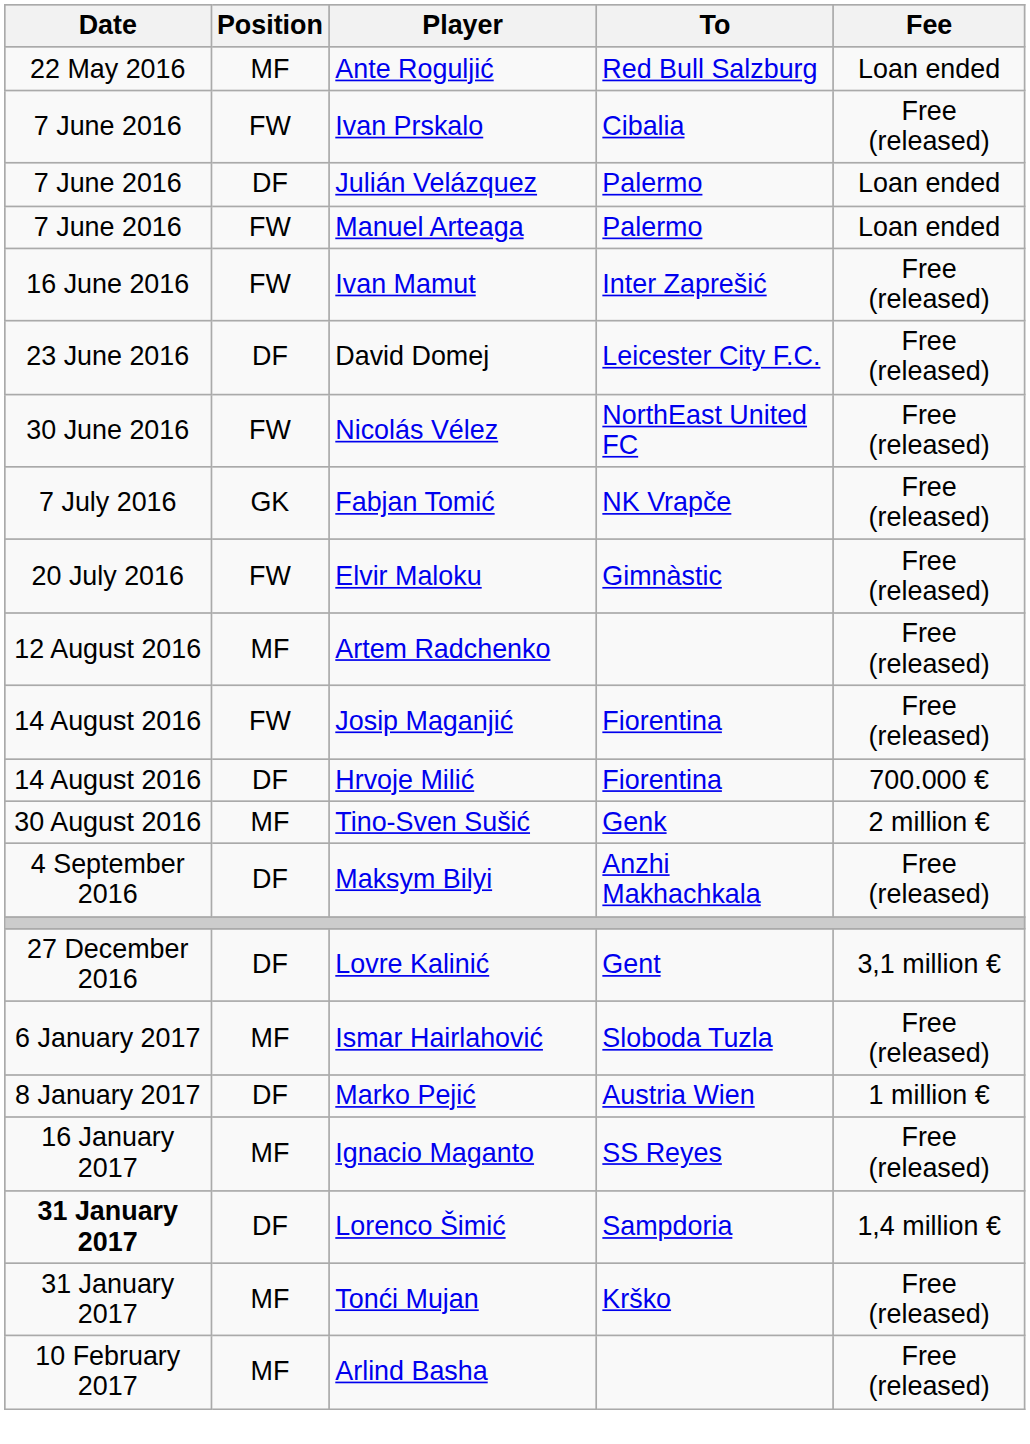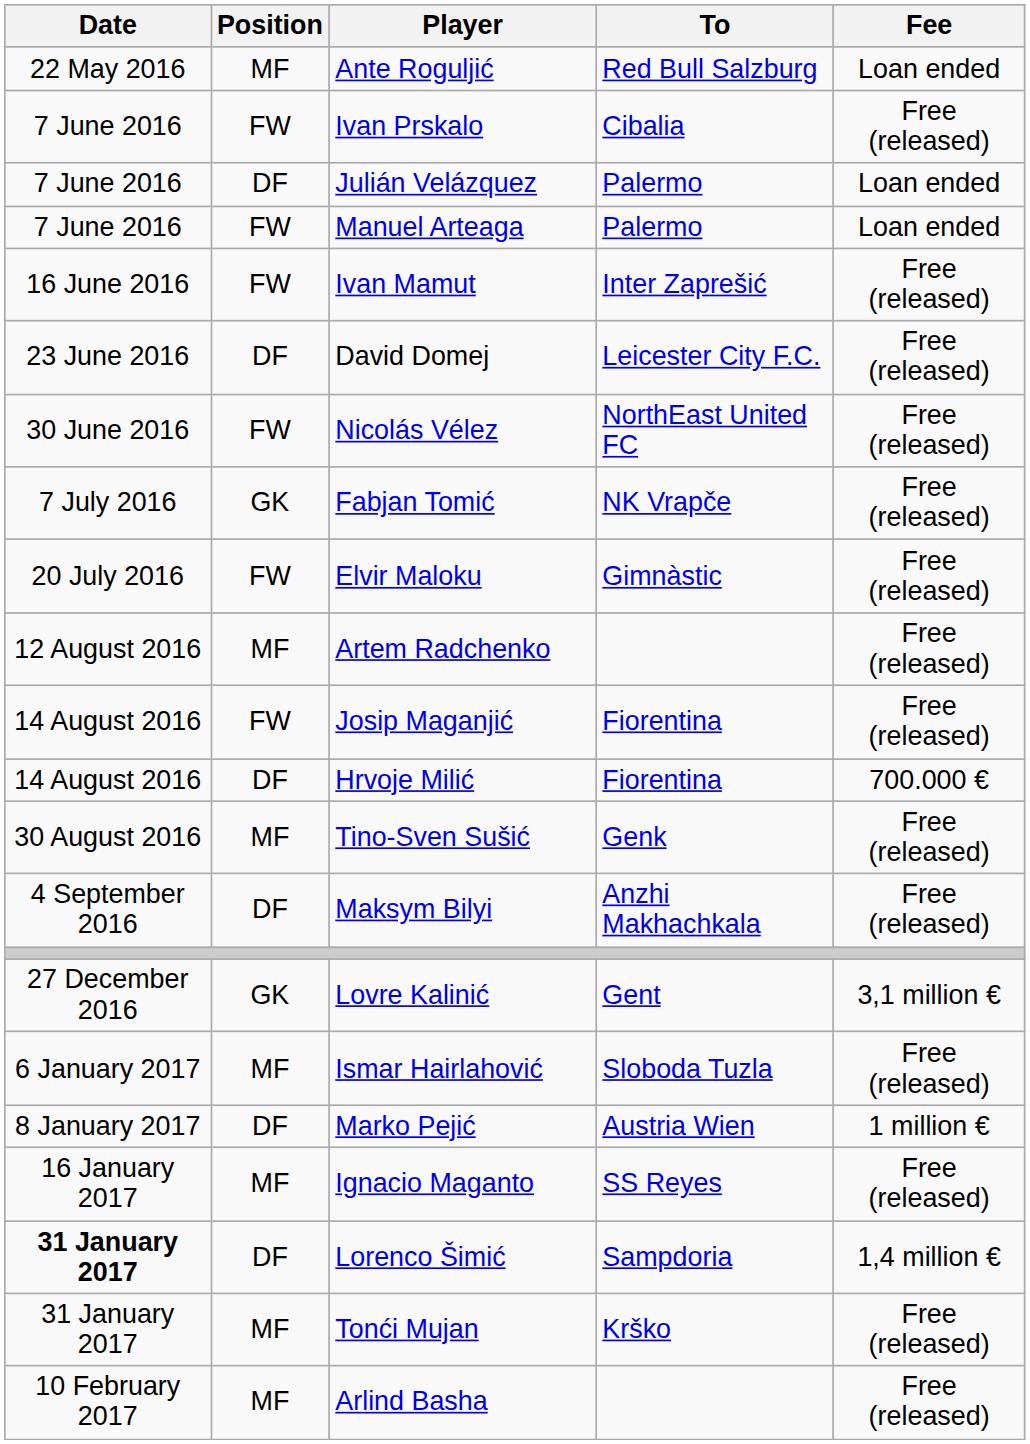(929, 821) 2 million € -> (929, 837) Free (released)
(270, 964) DF -> (270, 995) GK
